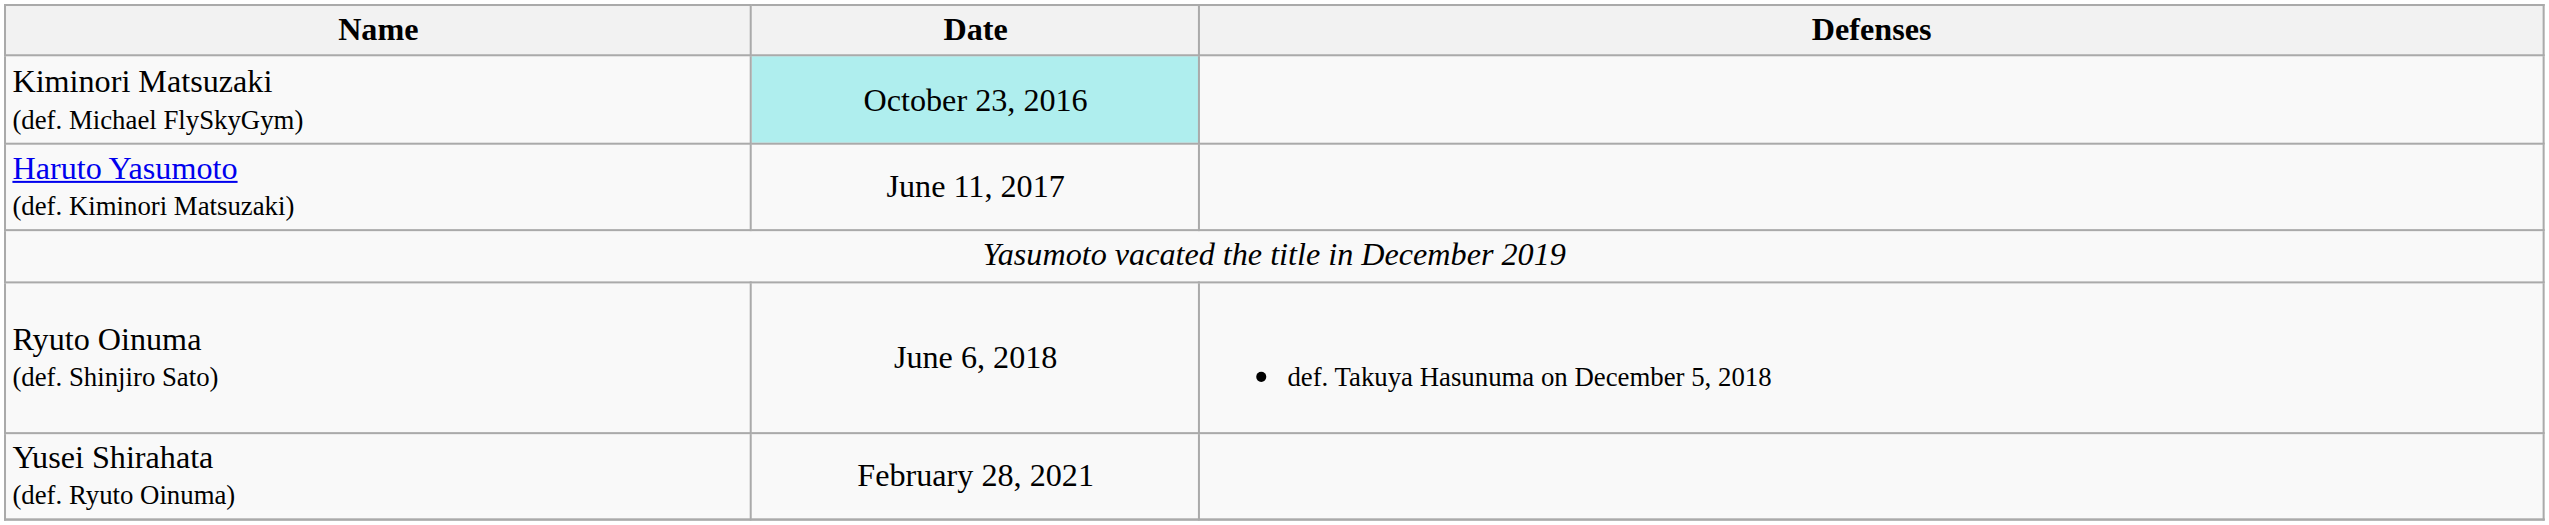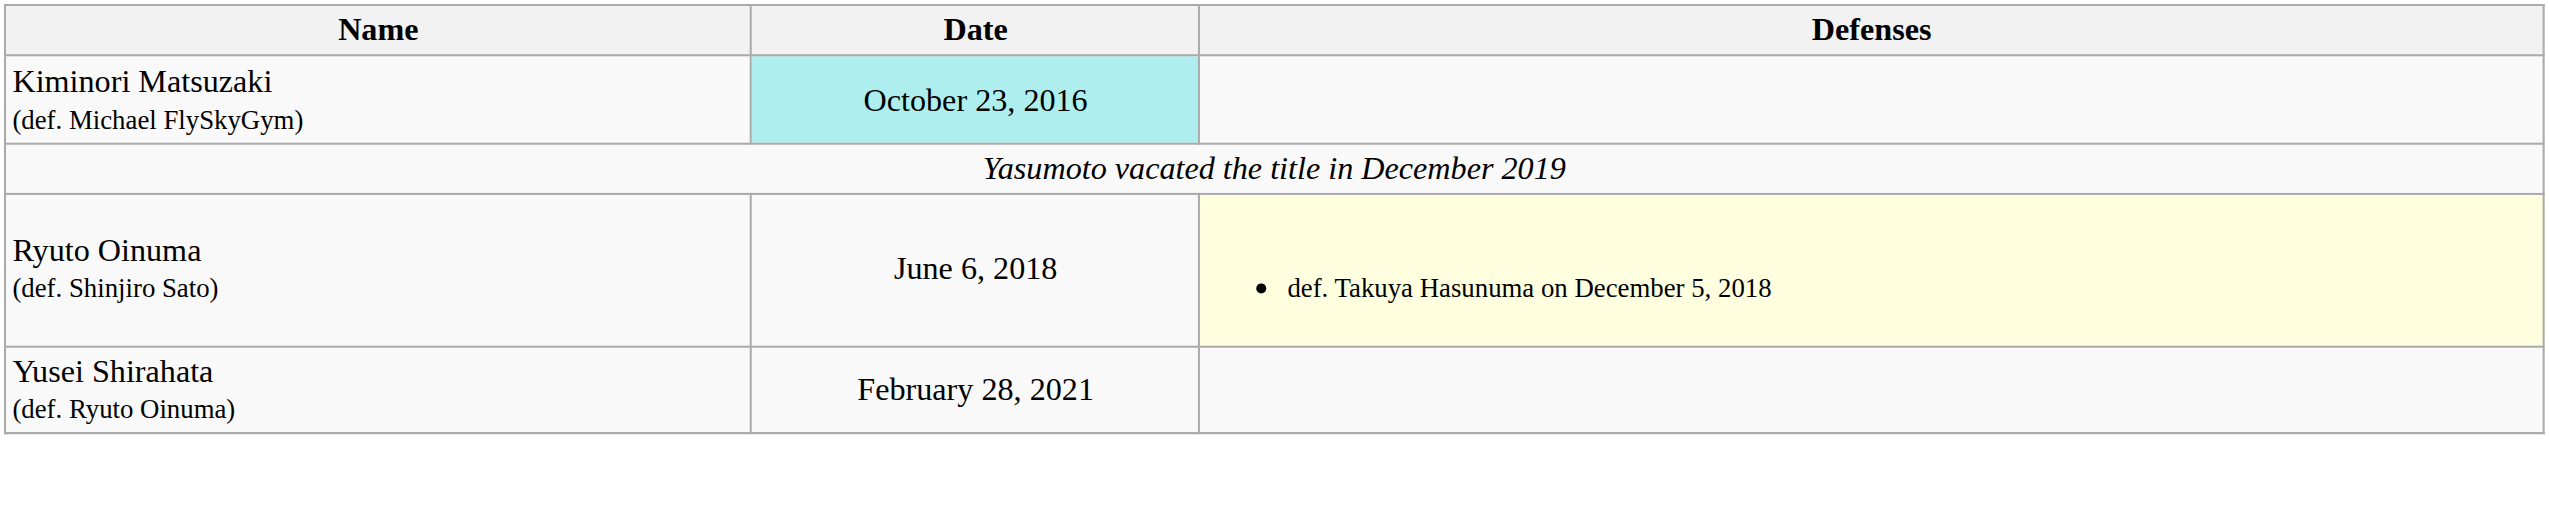- row: (153, 186)
(1872, 375) no background -> (1872, 288) lightyellow background
